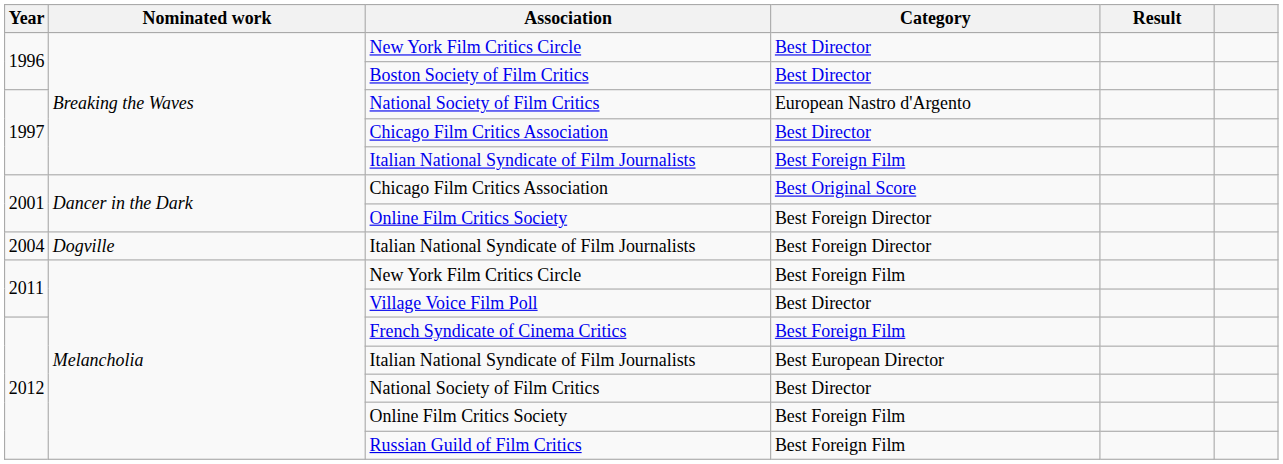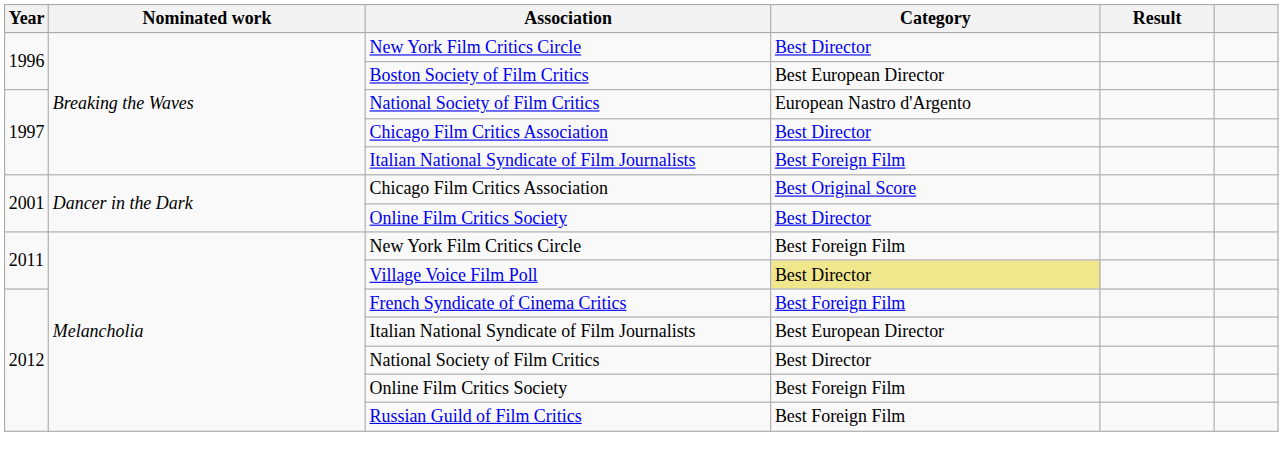(823, 75) Best Director -> (859, 75) Best European Director
(853, 217) Best Foreign Director -> (823, 217) Best Director
- row: (27, 246)
(823, 302) no background -> (823, 274) khaki background
